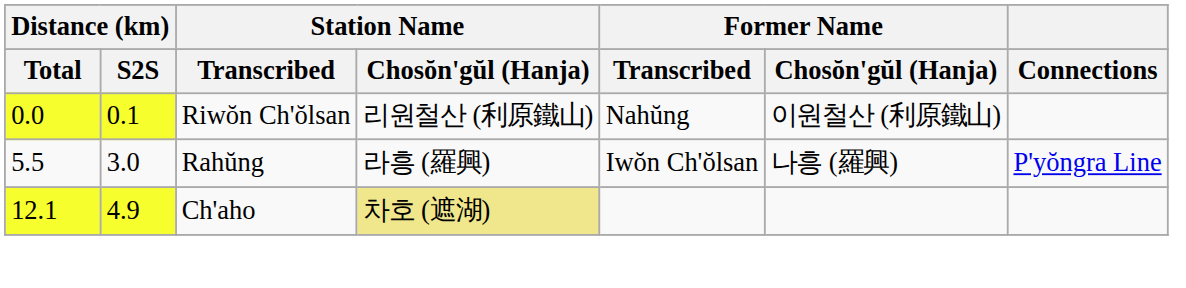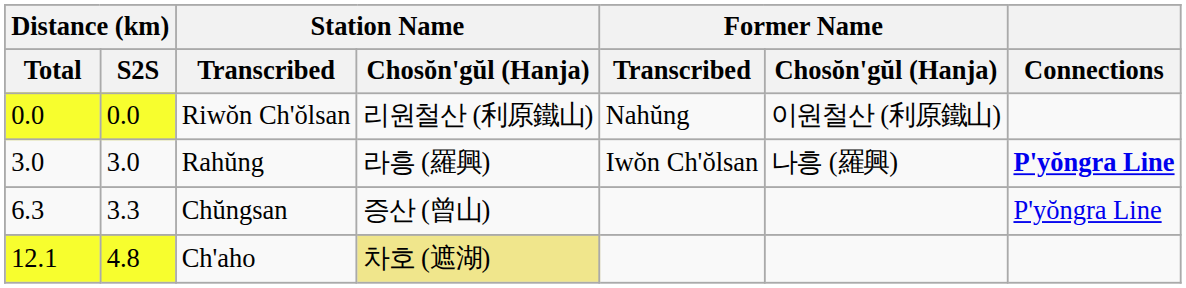(123, 115) 0.1 -> (123, 115) 0.0
(28, 163) 5.5 -> (28, 163) 3.0
(1088, 163) normal -> (1094, 163) bold
+ row: (235, 210)
(123, 210) 4.9 -> (123, 258) 4.8
